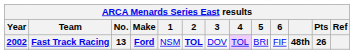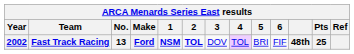(170, 42) normal -> (170, 42) bold
(321, 42) 26 -> (321, 42) 25
